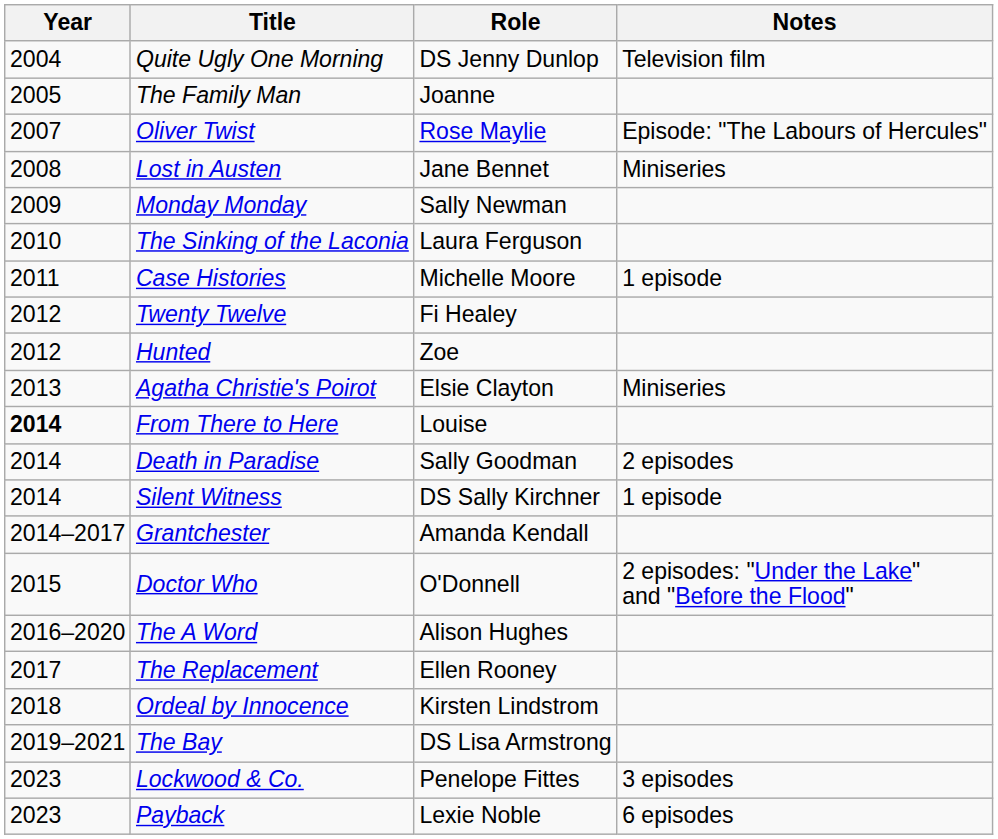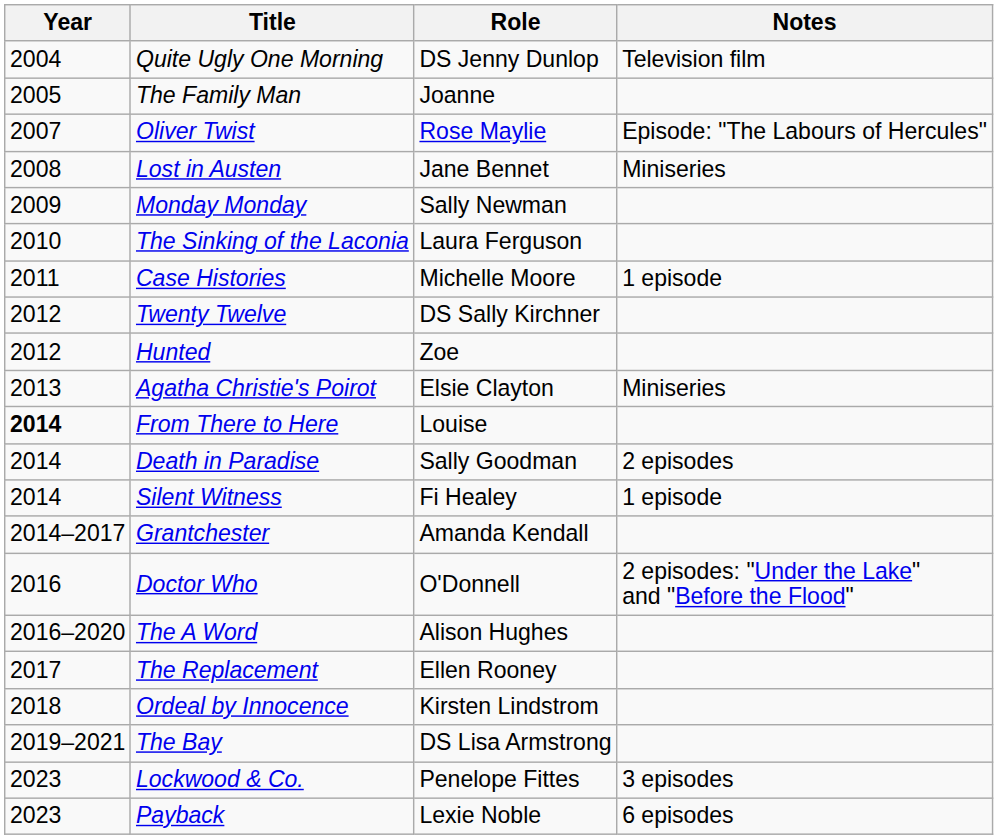(468, 315) Fi Healey -> (510, 315) DS Sally Kirchner
(510, 497) DS Sally Kirchner -> (468, 497) Fi Healey
(36, 583) 2015 -> (36, 583) 2016
